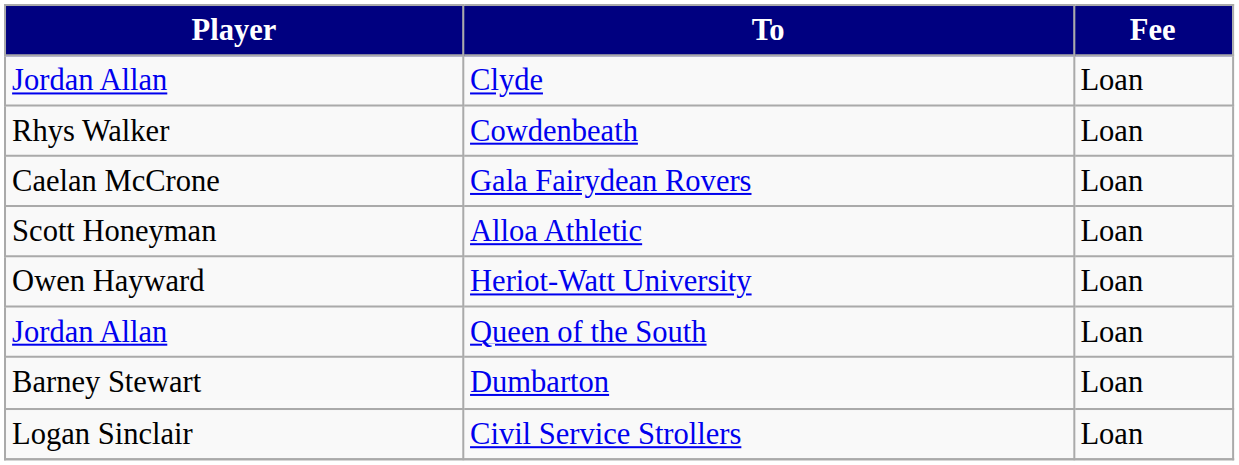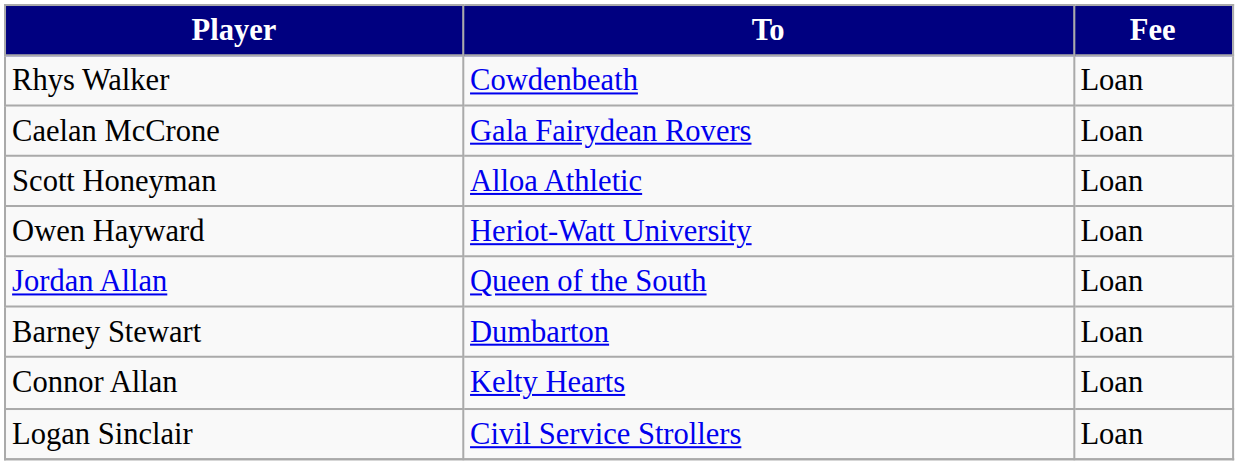- row: (506, 80)
+ row: (548, 382)
